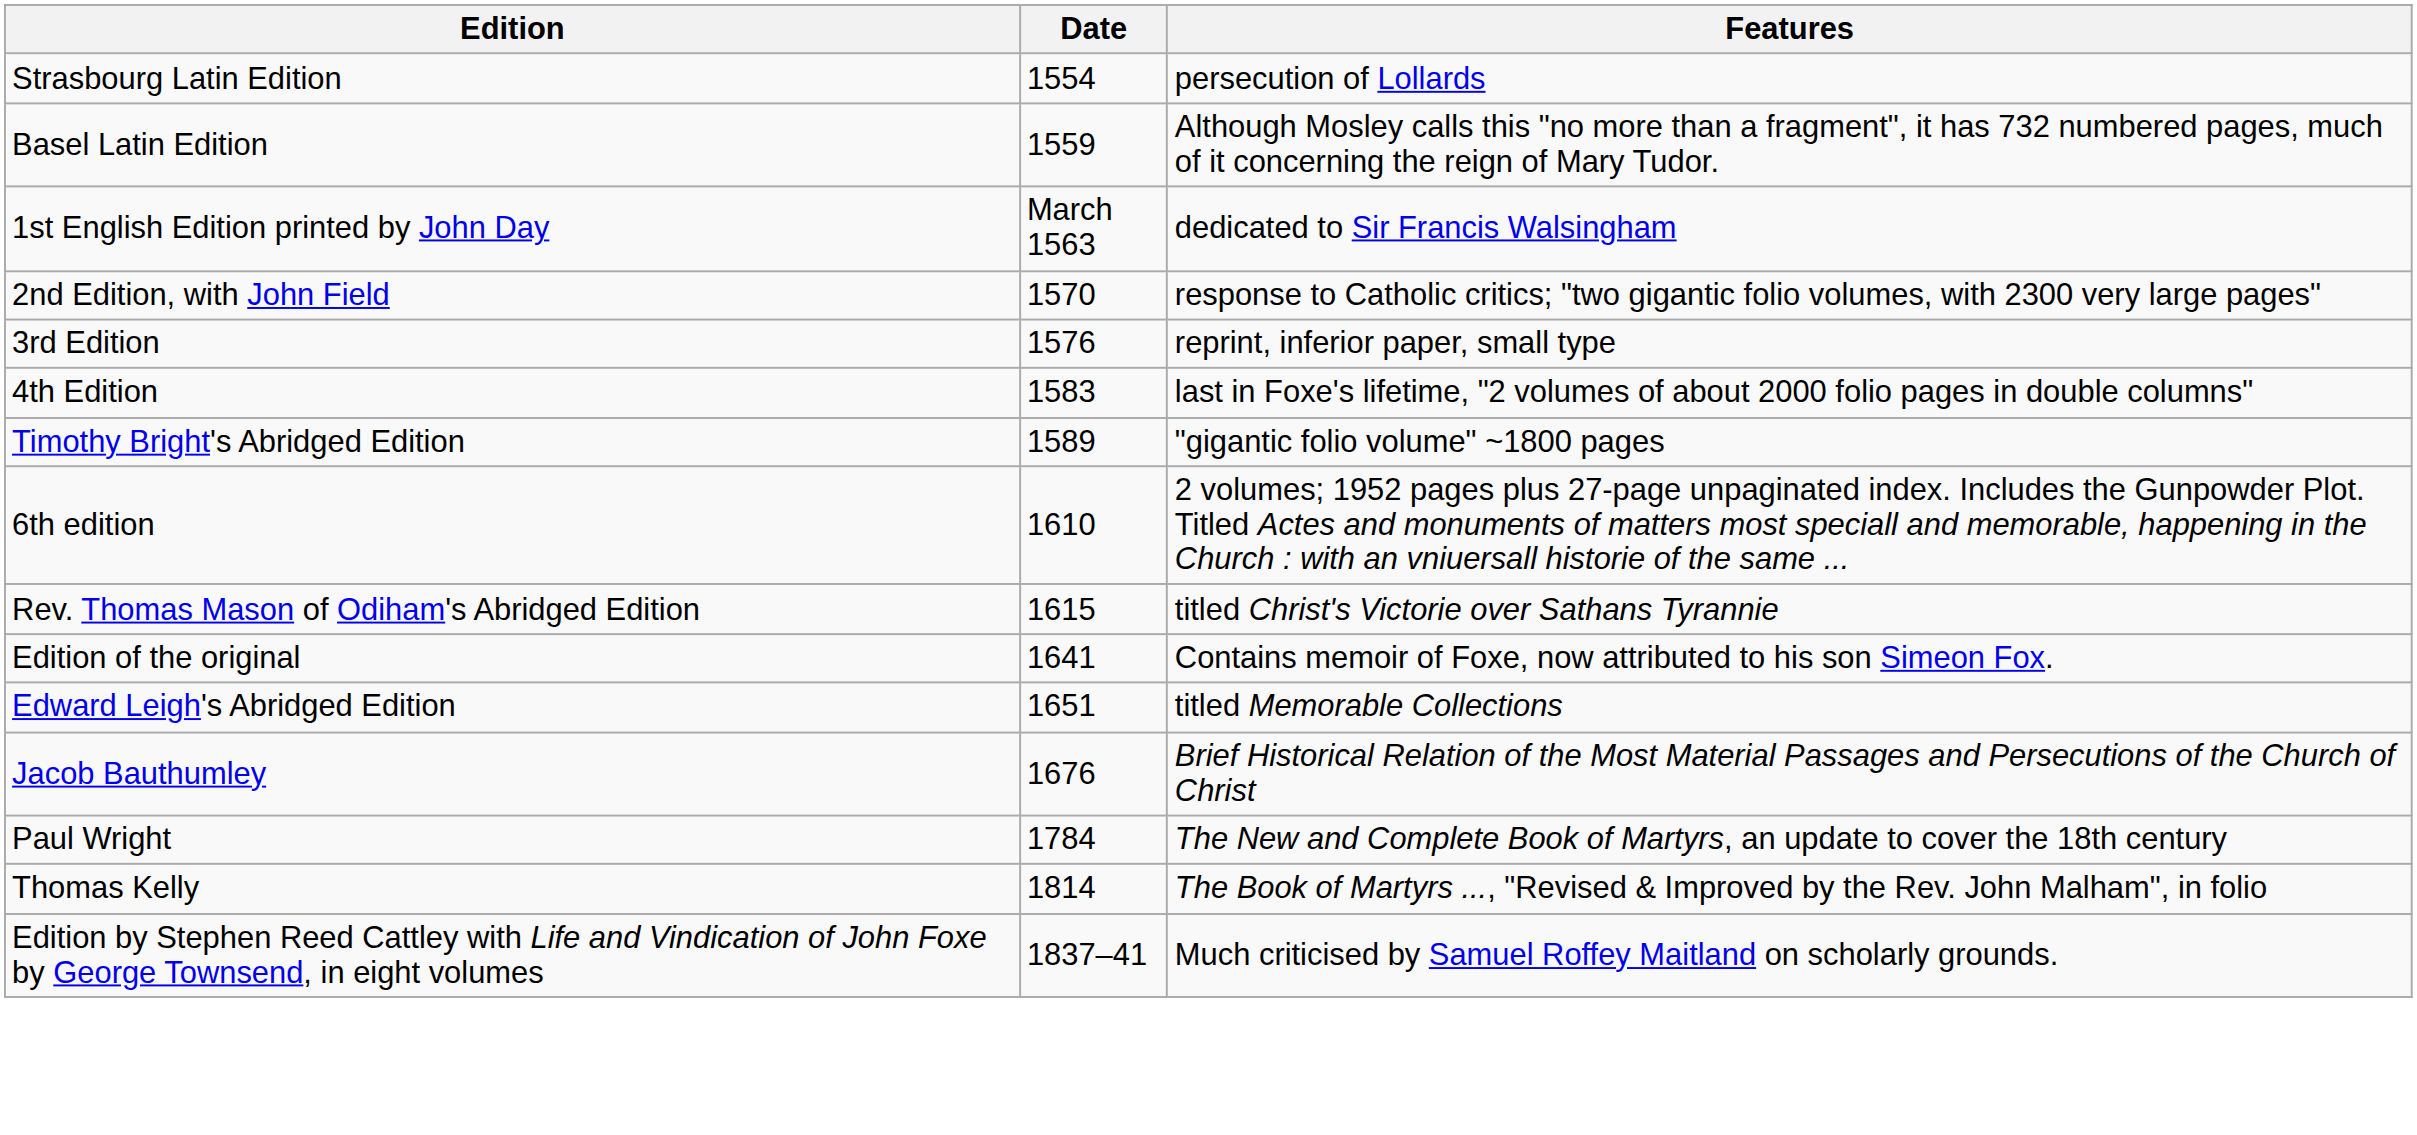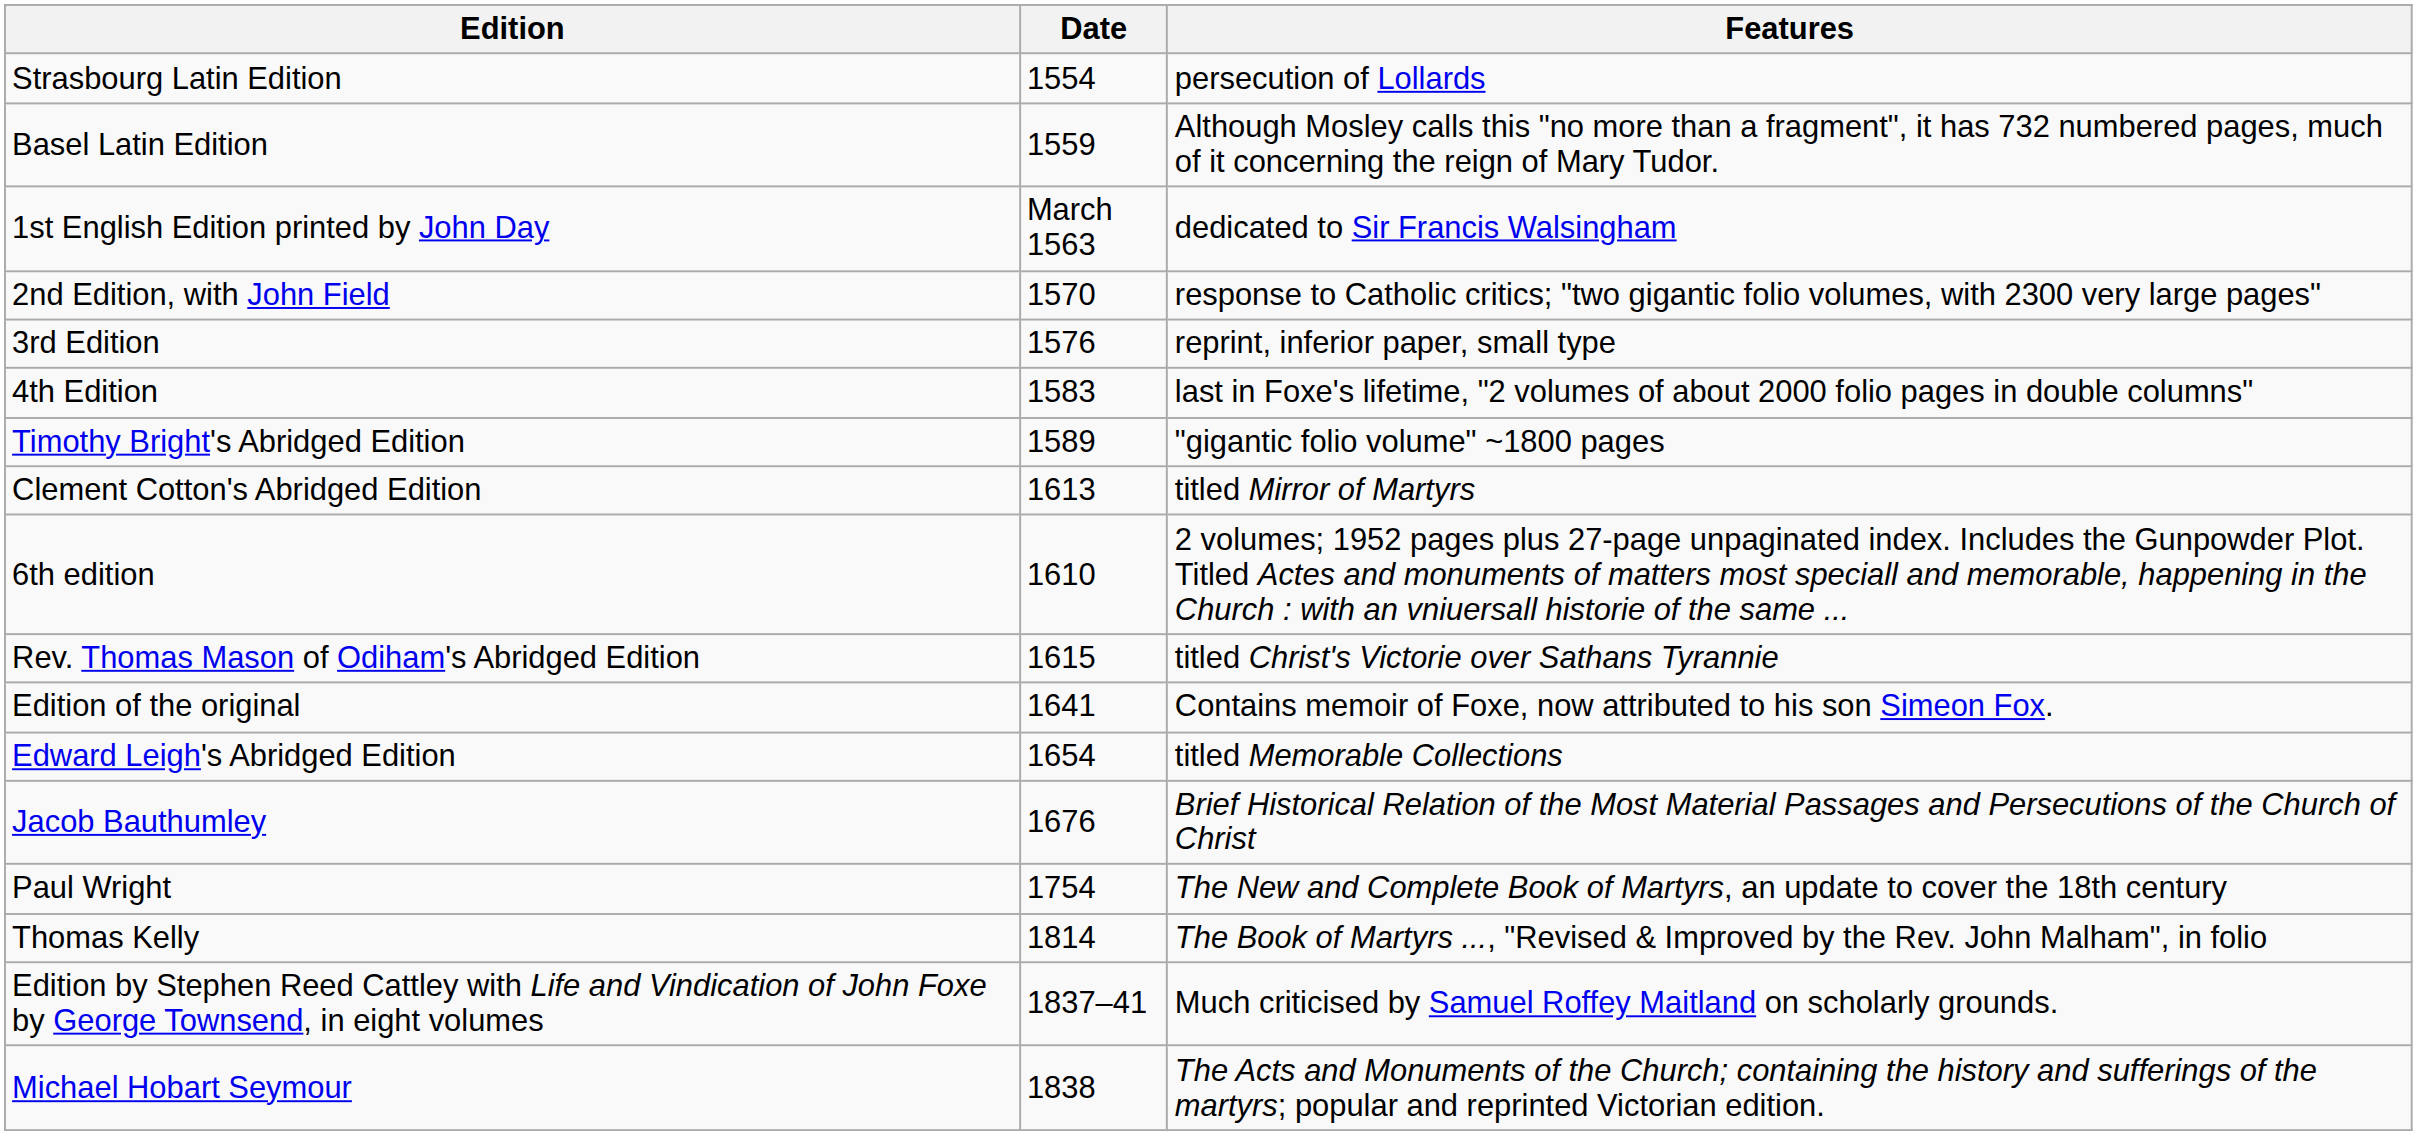+ row: (247, 490)
(1061, 706) 1651 -> (1061, 755) 1654
(1061, 839) 1784 -> (1061, 888) 1754
+ row: (182, 1087)
